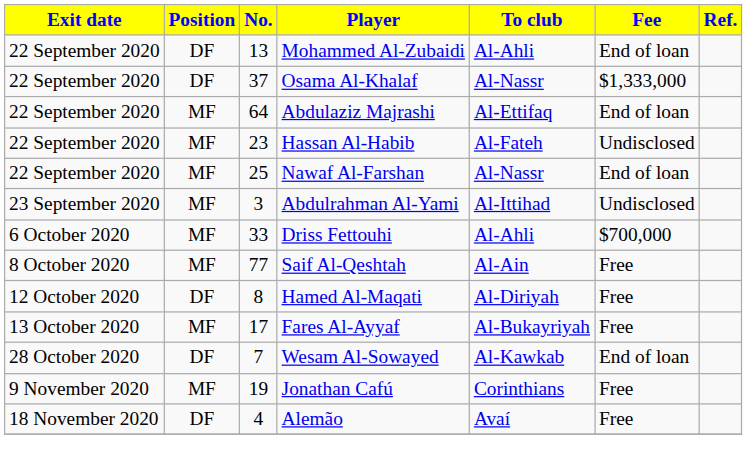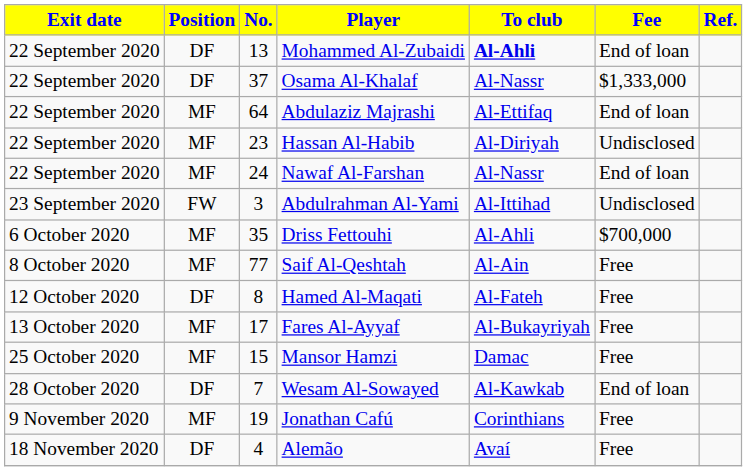(504, 50) normal -> (505, 50) bold
(508, 142) Al-Fateh -> (516, 142) Al-Diriyah
(258, 173) 25 -> (258, 173) 24
(202, 204) MF -> (202, 204) FW
(258, 234) 33 -> (258, 234) 35
(516, 296) Al-Diriyah -> (508, 296) Al-Fateh
+ row: (339, 357)
